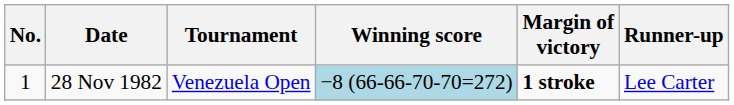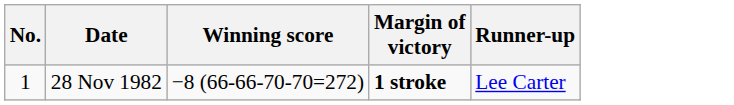- column: (241, 34)
(417, 82) lightblue background -> (268, 82) no background
